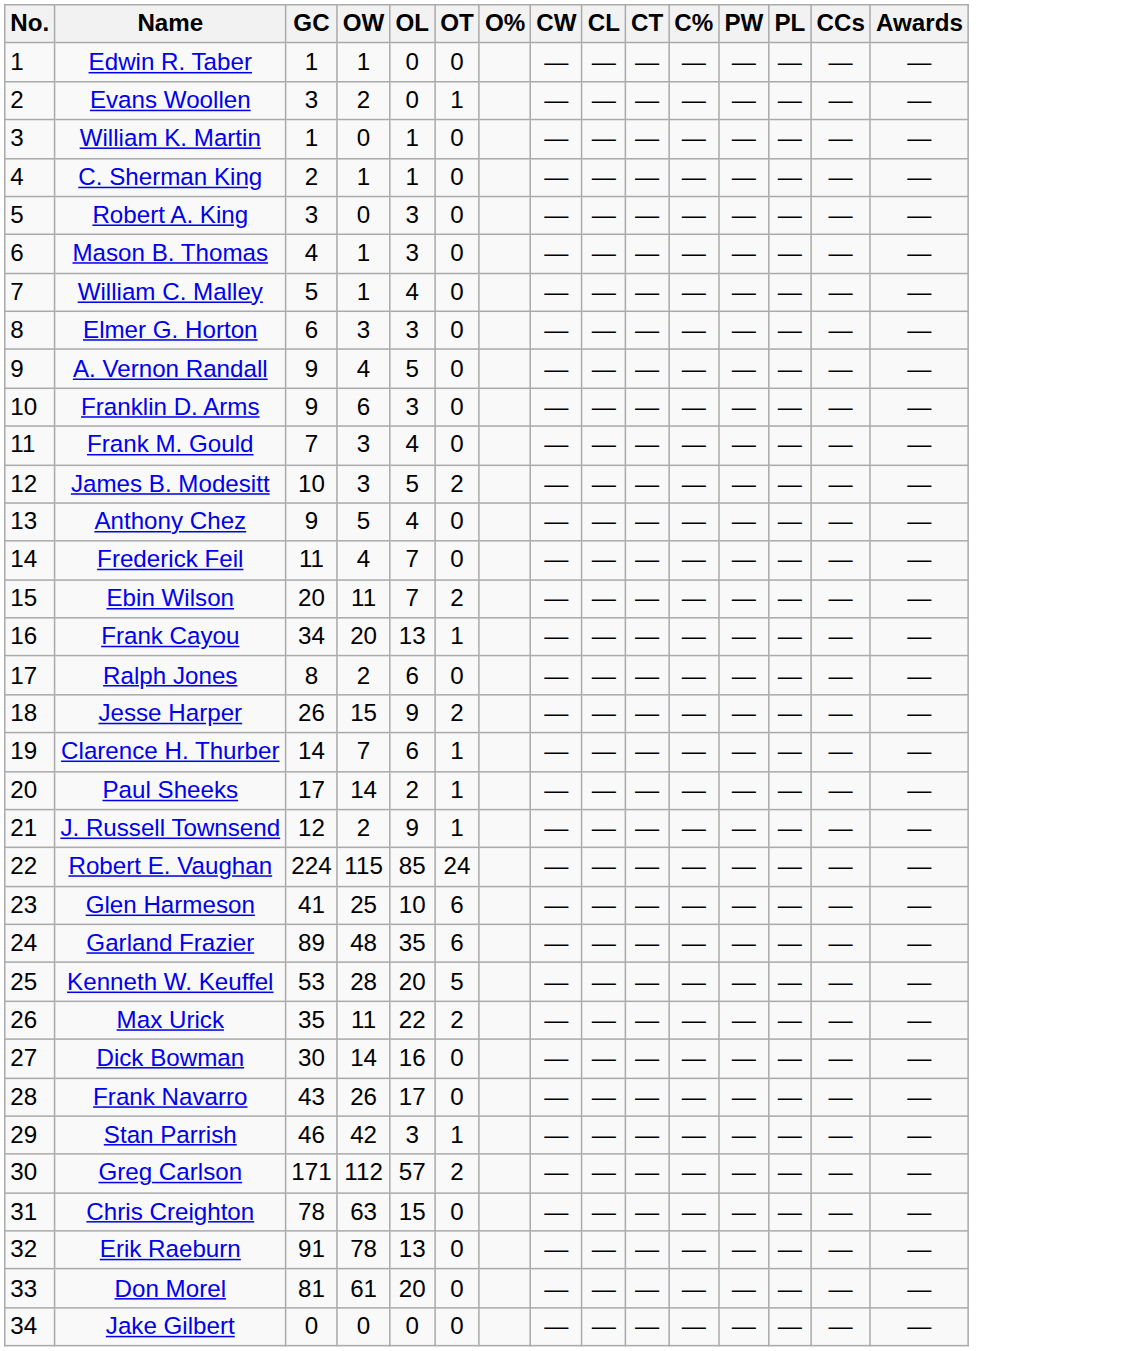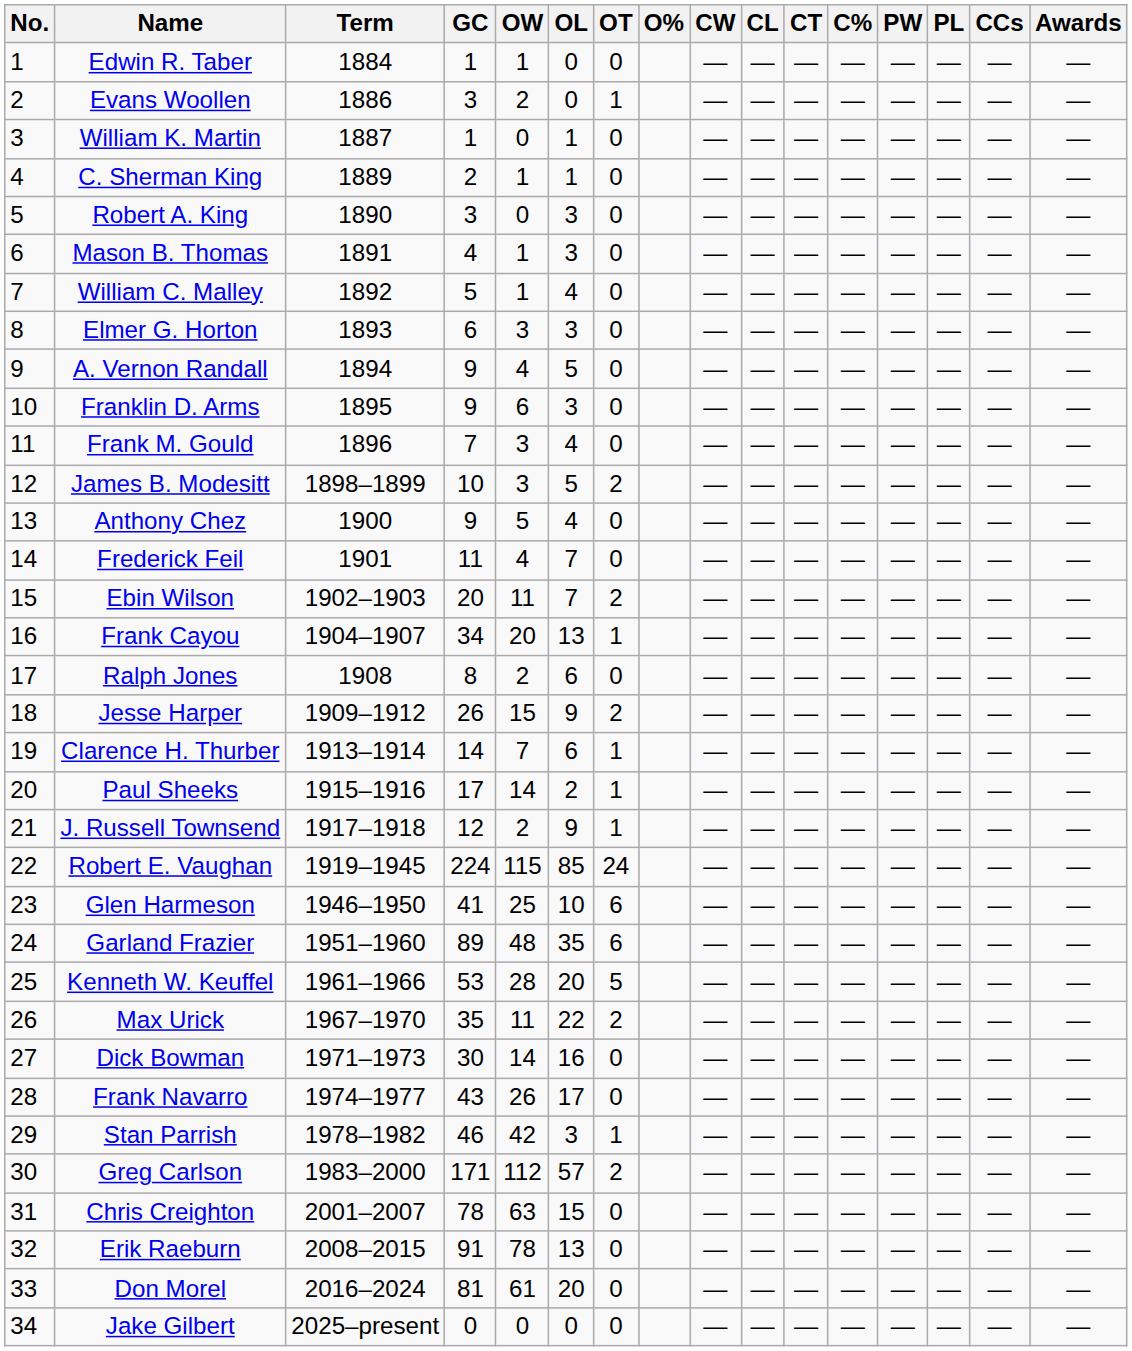+ column: (365, 23)
